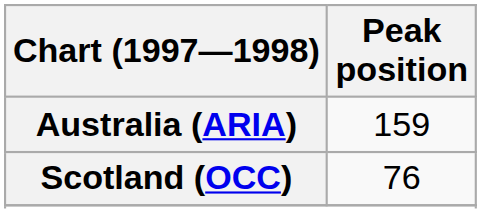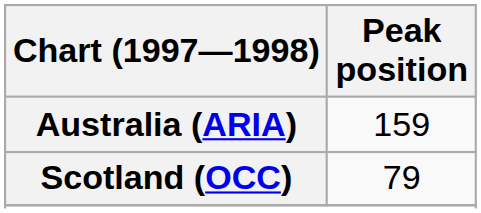(402, 177) 76 -> (402, 177) 79
